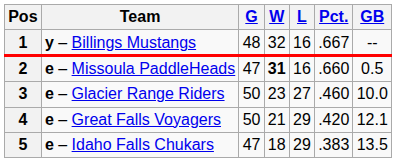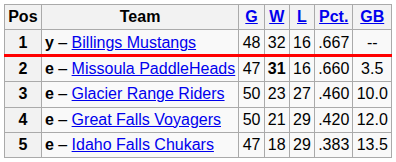(372, 68) 0.5 -> (372, 68) 3.5
(372, 119) 12.1 -> (372, 119) 12.0
